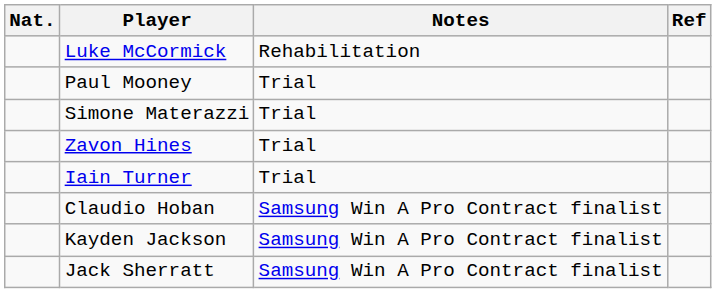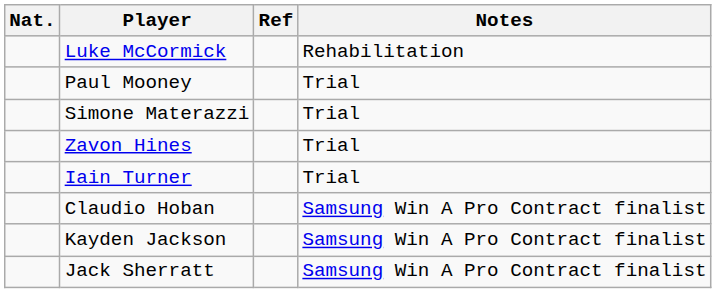columns swapped: (461, 20) <-> (689, 20)
